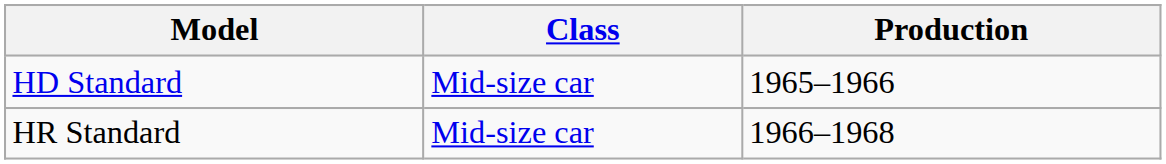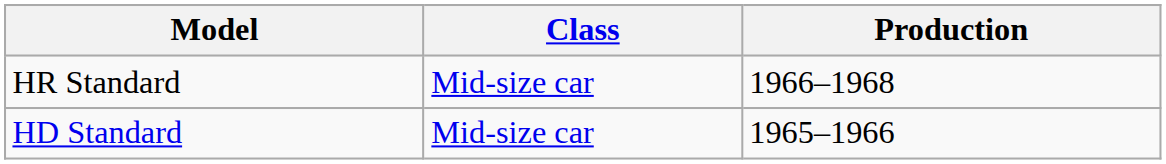rows swapped: (97, 81) <-> (96, 132)
